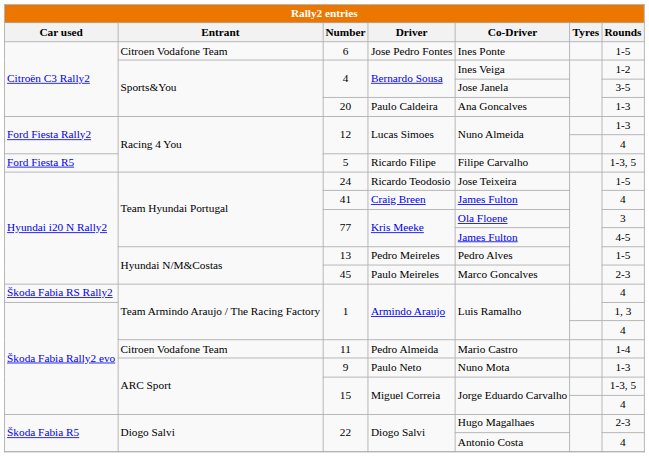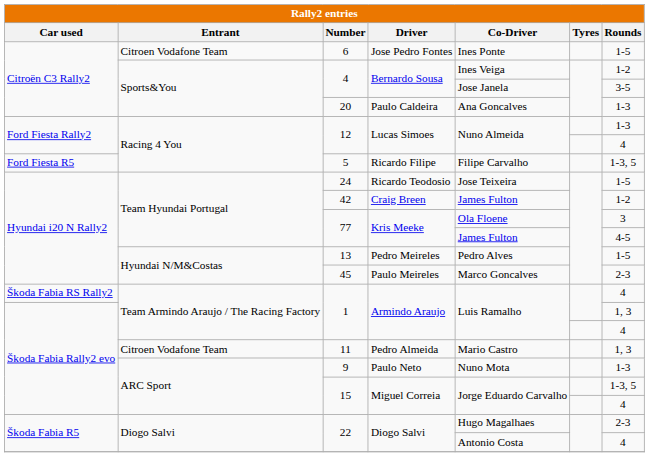(346, 199) 41 -> (346, 199) 42
(623, 199) 4 -> (623, 199) 1-2
(623, 348) 1-4 -> (623, 348) 1, 3
